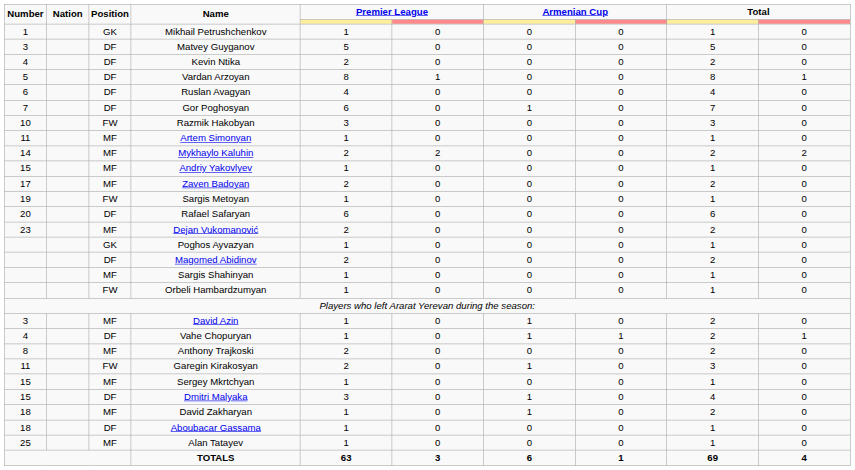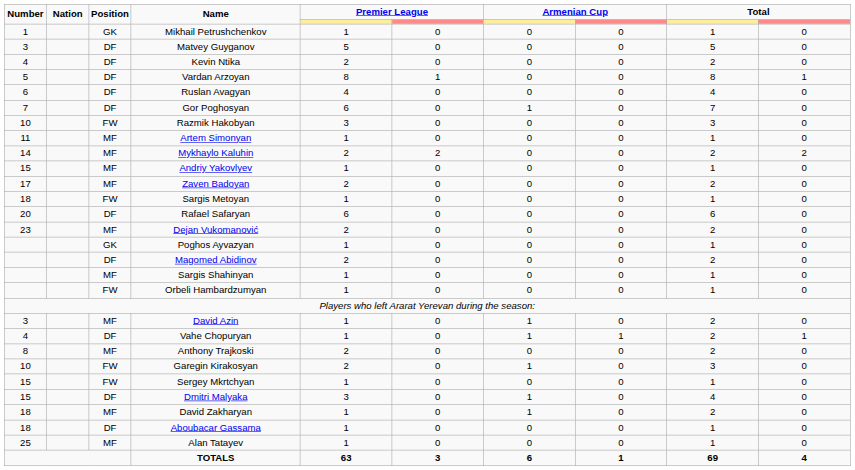(25, 199) 19 -> (25, 199) 18
(25, 366) 11 -> (25, 366) 10
(110, 381) MF -> (110, 381) FW
